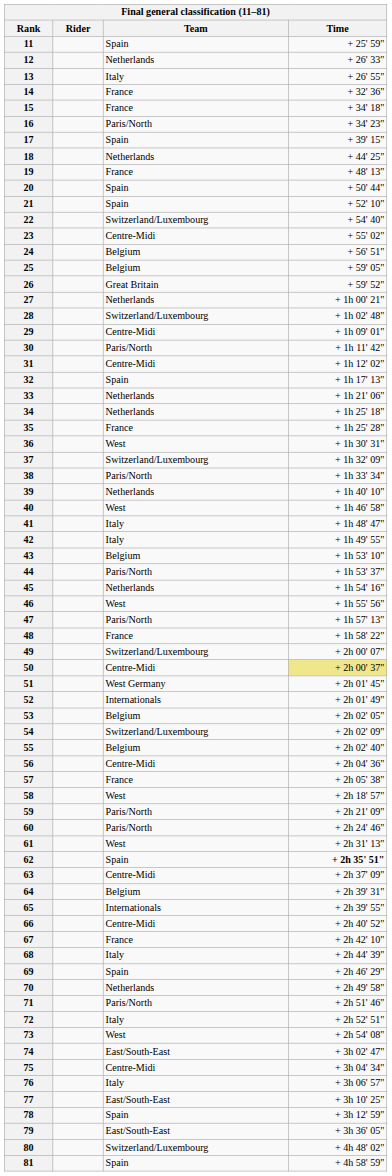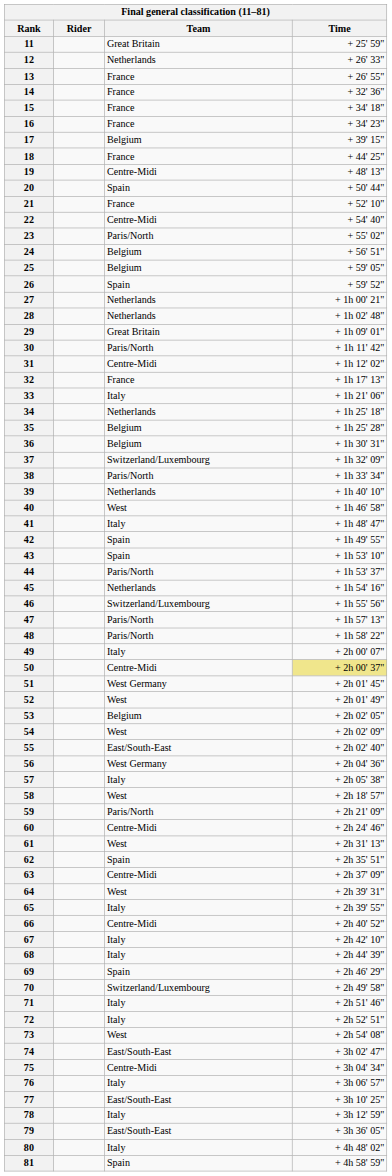(117, 44) Spain -> (133, 44) Great Britain
(115, 76) Italy -> (121, 76) France
(129, 124) Paris/North -> (121, 124) France
(117, 140) Spain -> (124, 140) Belgium
(130, 156) Netherlands -> (121, 156) France
(119, 172) France -> (132, 172) Centre-Midi
(117, 204) Spain -> (121, 204) France
(157, 220) Switzerland/Luxembourg -> (132, 220) Centre-Midi
(130, 236) Centre-Midi -> (130, 236) Paris/North
(132, 284) Great Britain -> (118, 284) Spain
(157, 316) Switzerland/Luxembourg -> (131, 316) Netherlands
(130, 332) Centre-Midi -> (133, 332) Great Britain
(117, 380) Spain -> (121, 380) France
(130, 396) Netherlands -> (116, 396) Italy
(119, 428) France -> (124, 428) Belgium
(116, 444) West -> (124, 444) Belgium
(115, 540) Italy -> (118, 540) Spain
(123, 556) Belgium -> (118, 556) Spain
(116, 603) West -> (158, 603) Switzerland/Luxembourg
(119, 635) France -> (130, 635) Paris/North
(157, 651) Switzerland/Luxembourg -> (116, 651) Italy
(133, 699) Internationals -> (117, 699) West
(157, 731) Switzerland/Luxembourg -> (117, 731) West
(123, 747) Belgium -> (139, 747) East/South-East
(130, 763) Centre-Midi -> (137, 763) West Germany
(119, 779) France -> (116, 779) Italy
(129, 827) Paris/North -> (132, 827) Centre-Midi
(358, 859) bold -> (360, 859) normal
(123, 891) Belgium -> (117, 891) West
(133, 907) Internationals -> (116, 907) Italy
(119, 939) France -> (116, 939) Italy
(130, 987) Netherlands -> (158, 987) Switzerland/Luxembourg
(129, 1003) Paris/North -> (116, 1003) Italy
(117, 1115) Spain -> (116, 1115) Italy
(157, 1147) Switzerland/Luxembourg -> (116, 1147) Italy
